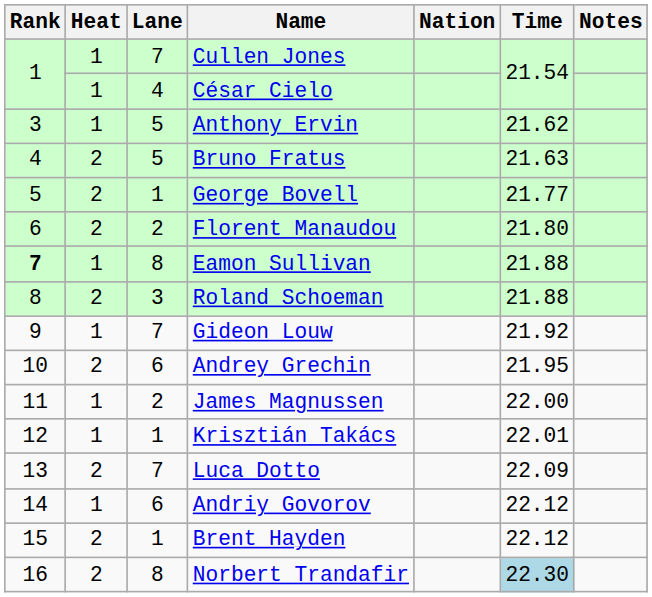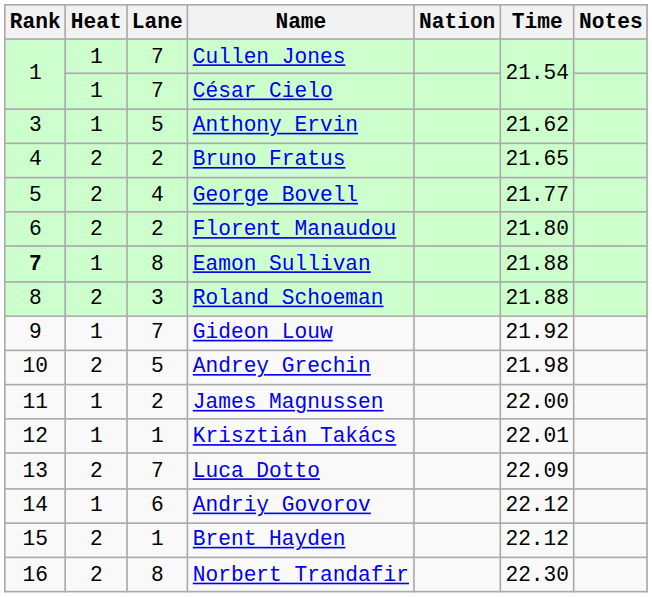(157, 91) 4 -> (157, 91) 7
(157, 160) 5 -> (157, 160) 2
(537, 160) 21.63 -> (537, 160) 21.65
(157, 195) 1 -> (157, 195) 4
(157, 367) 6 -> (157, 367) 5
(537, 367) 21.95 -> (537, 367) 21.98
(537, 575) lightblue background -> (537, 575) no background
